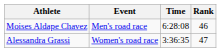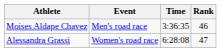(176, 26) 6:28:08 -> (176, 26) 3:36:35
(176, 41) 3:36:35 -> (176, 41) 6:28:08
